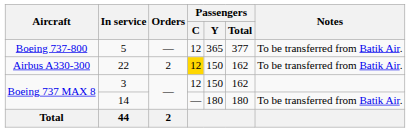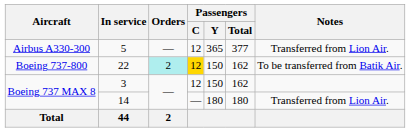(52, 48) Boeing 737-800 -> (52, 48) Airbus A330-300
(330, 48) To be transferred from Batik Air. -> (330, 48) Transferred from Lion Air.
(52, 65) Airbus A330-300 -> (52, 65) Boeing 737-800
(168, 65) no background -> (168, 65) paleturquoise background
(330, 100) To be transferred from Batik Air. -> (330, 100) Transferred from Lion Air.
